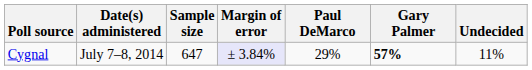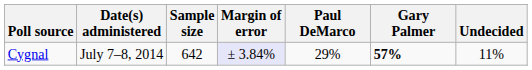(192, 53) 647 -> (192, 53) 642
